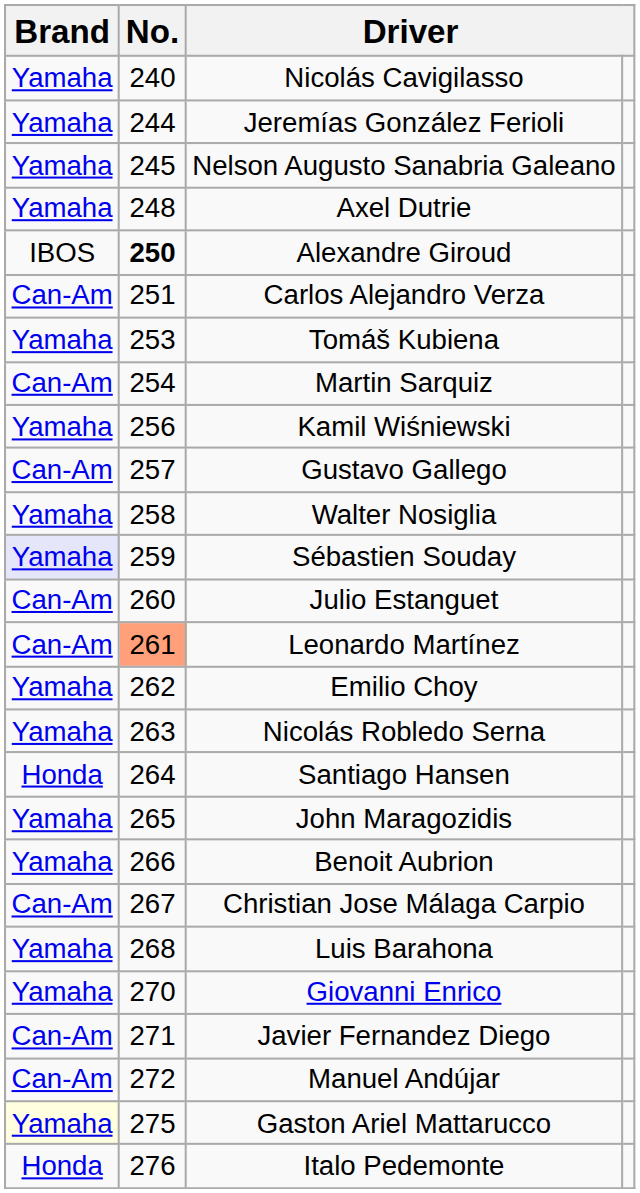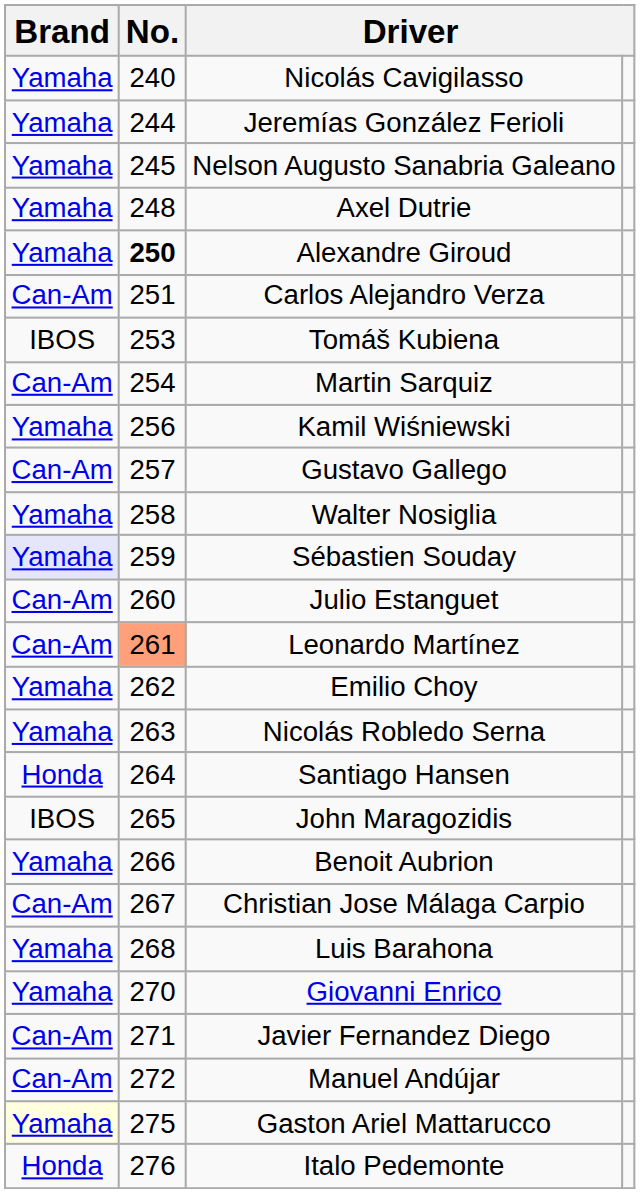(62, 252) IBOS -> (62, 252) Yamaha
(62, 339) Yamaha -> (62, 339) IBOS
(62, 818) Yamaha -> (62, 818) IBOS
